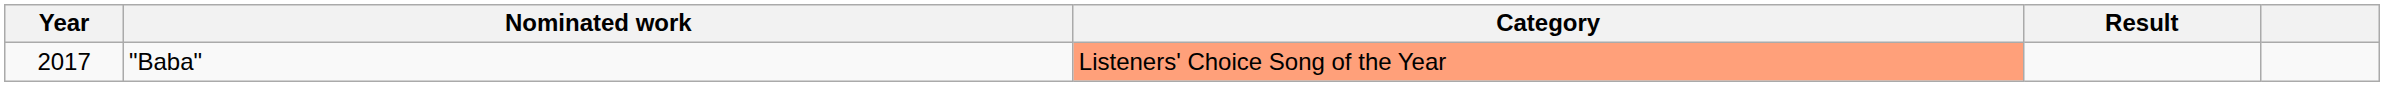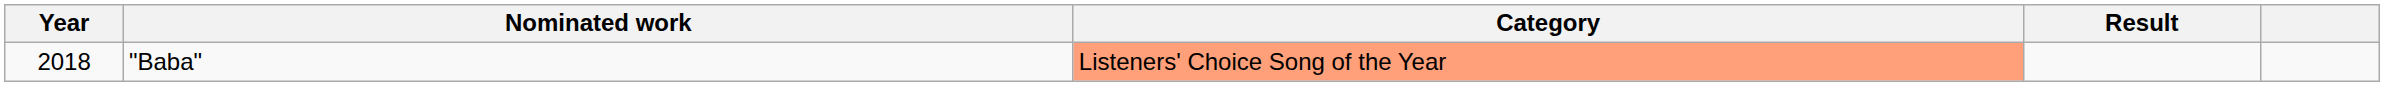(64, 61) 2017 -> (64, 61) 2018
